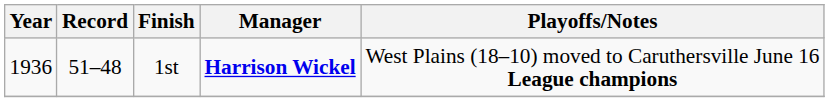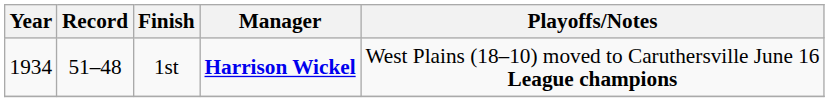(31, 67) 1936 -> (31, 67) 1934
